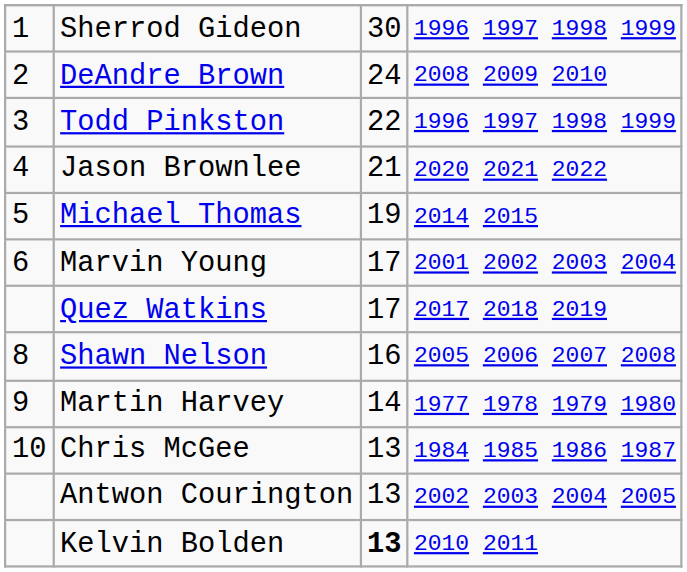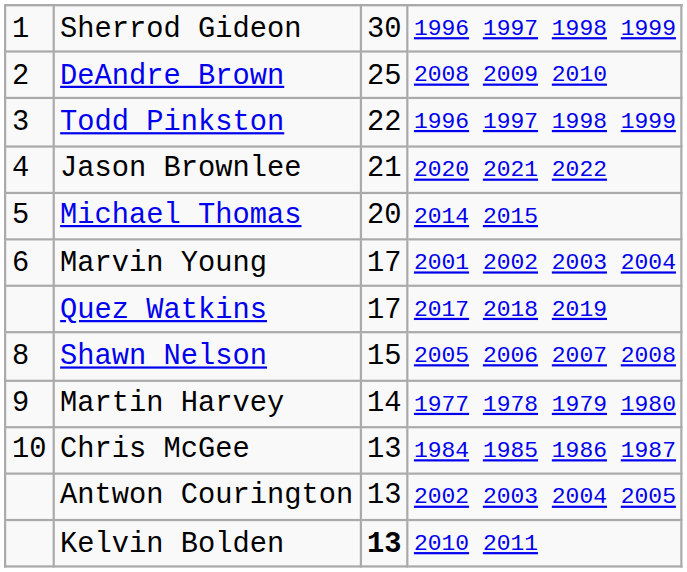(384, 75) 24 -> (384, 75) 25
(384, 216) 19 -> (384, 216) 20
(384, 356) 16 -> (384, 356) 15
